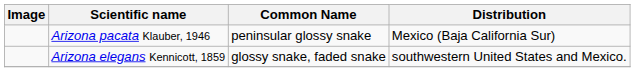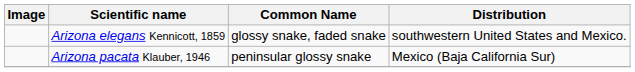rows swapped: (138, 56) <-> (131, 35)
